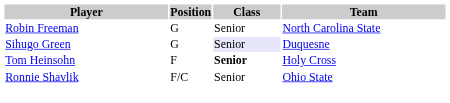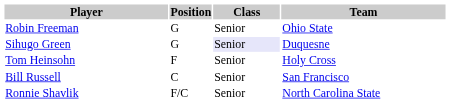(331, 28) North Carolina State -> (307, 28) Ohio State
(231, 60) bold -> (230, 60) normal
+ row: (33, 77)
(308, 77) Ohio State -> (331, 93) North Carolina State
